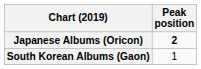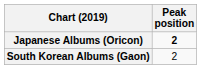(174, 56) 1 -> (174, 56) 2
